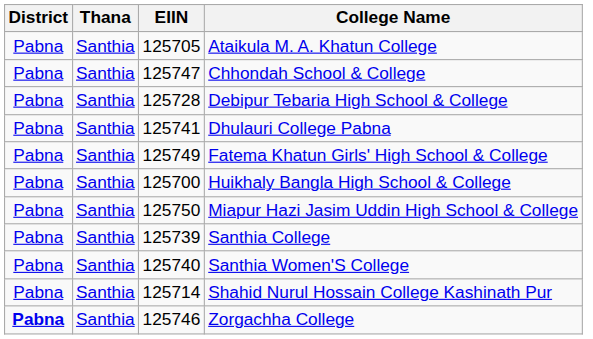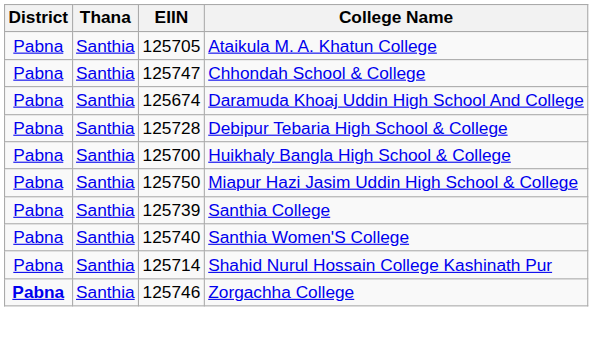+ row: (396, 100)
- row: (299, 127)
- row: (378, 155)
